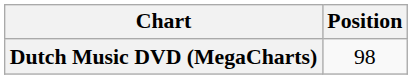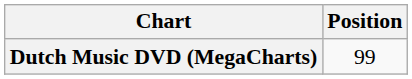(365, 56) 98 -> (365, 56) 99
